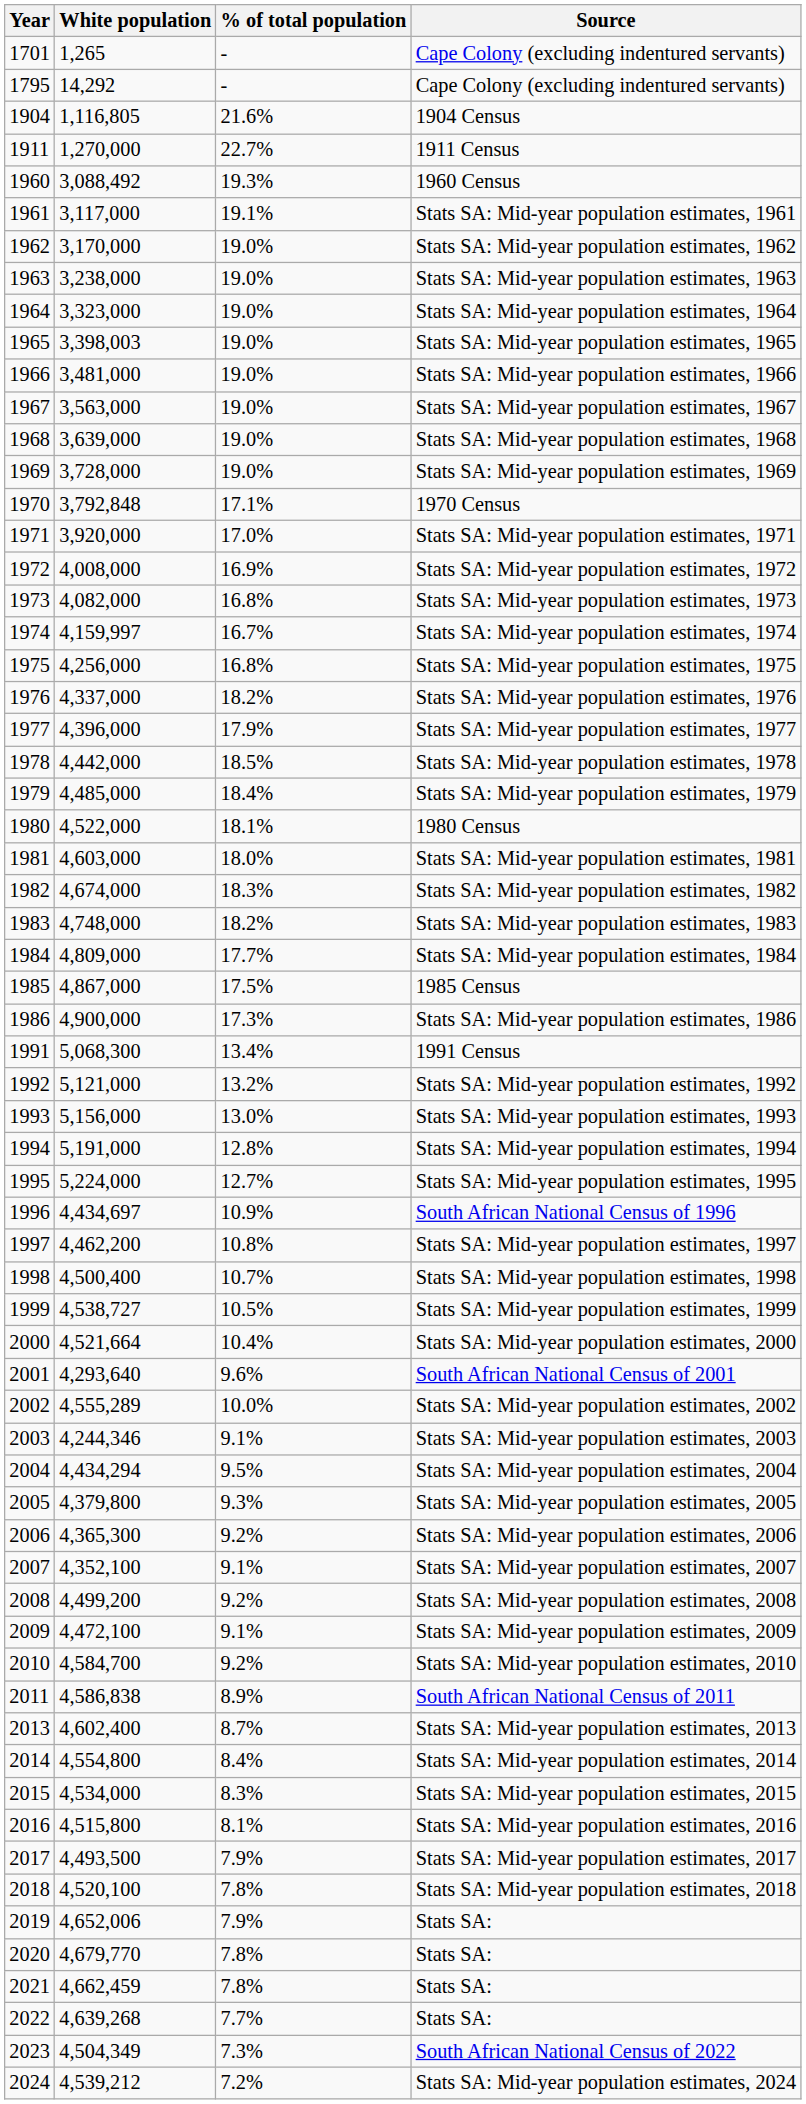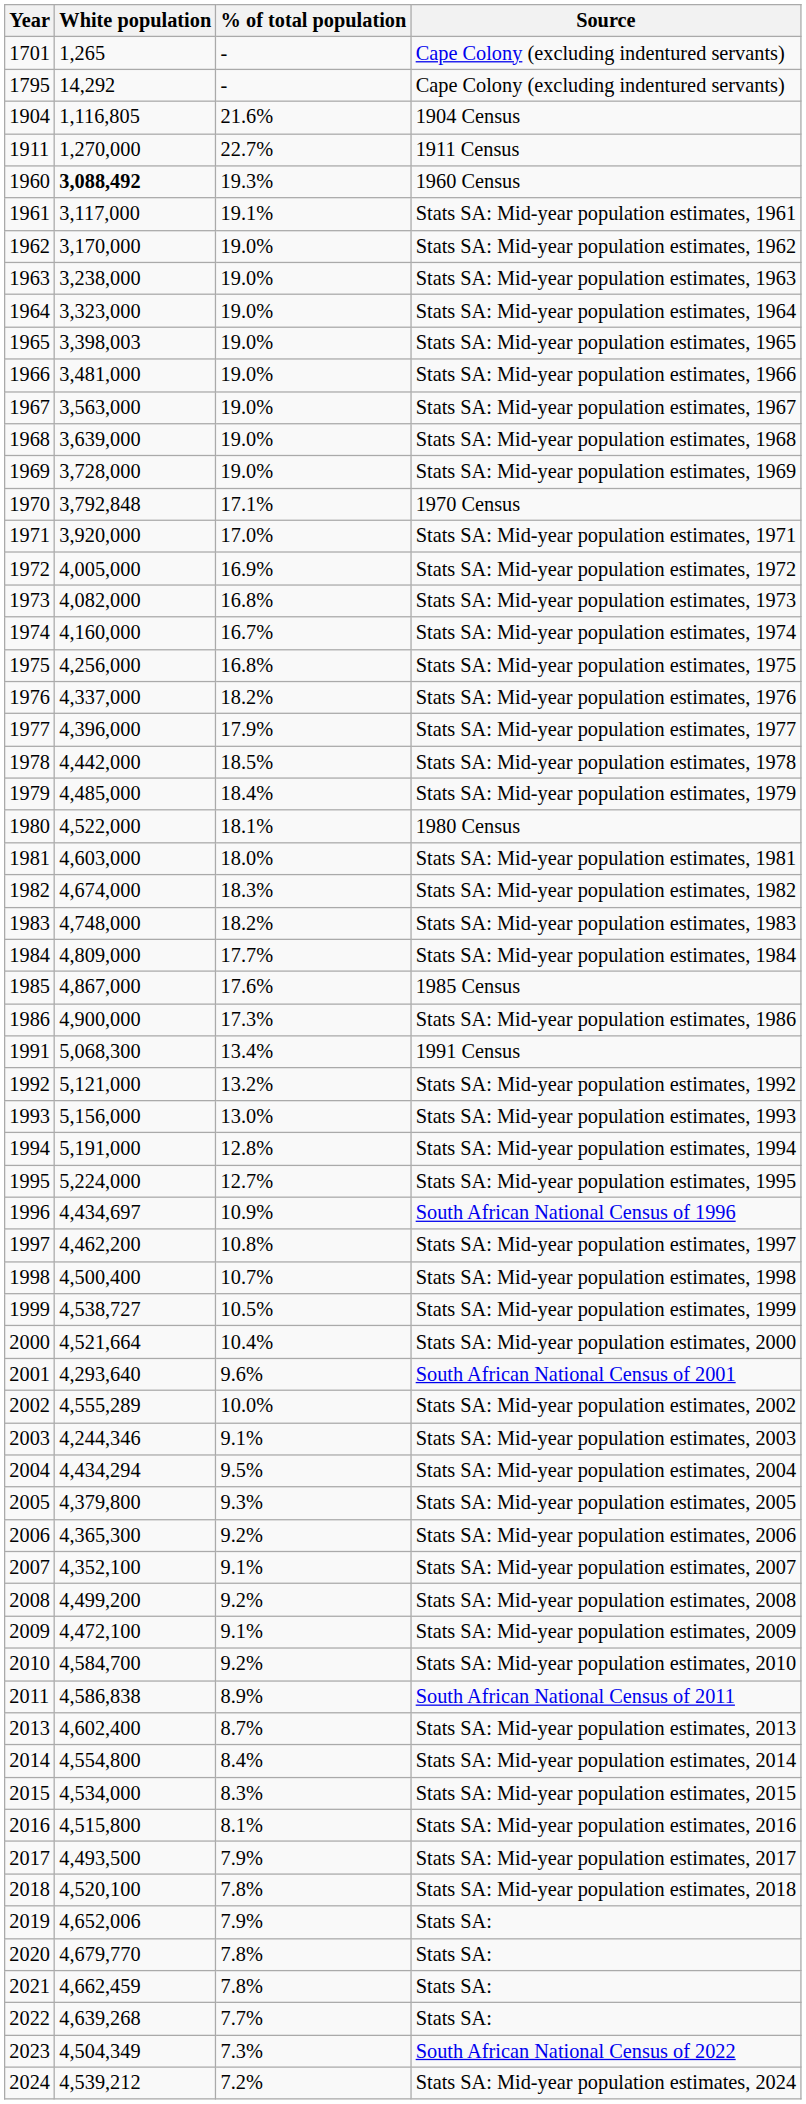(100, 181) normal -> (100, 181) bold
(100, 568) 4,008,000 -> (100, 568) 4,005,000
(100, 632) 4,159,997 -> (100, 632) 4,160,000
(247, 987) 17.5% -> (247, 987) 17.6%
